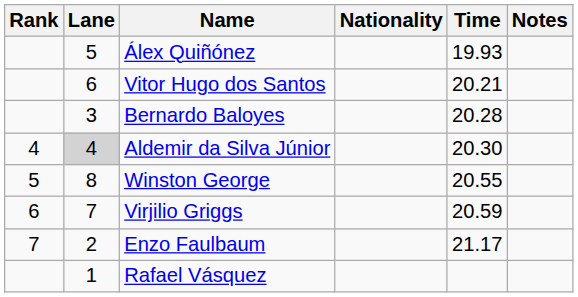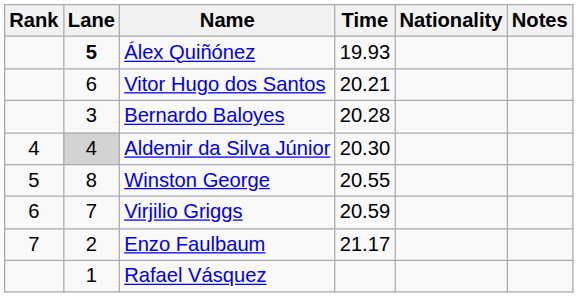columns swapped: (391, 20) <-> (477, 20)
(91, 52) normal -> (91, 52) bold
